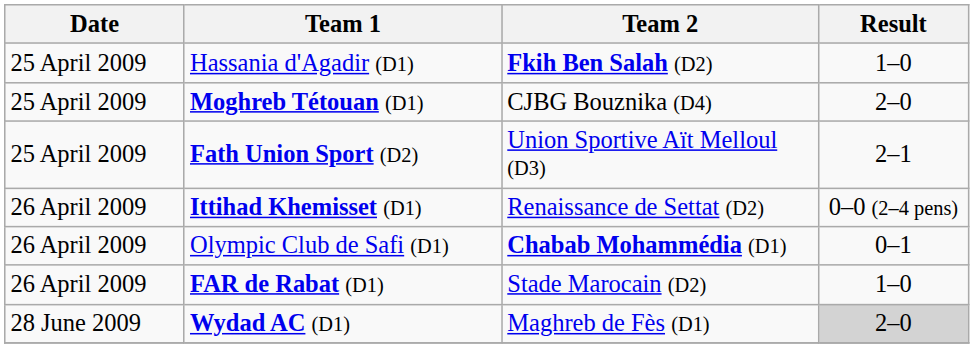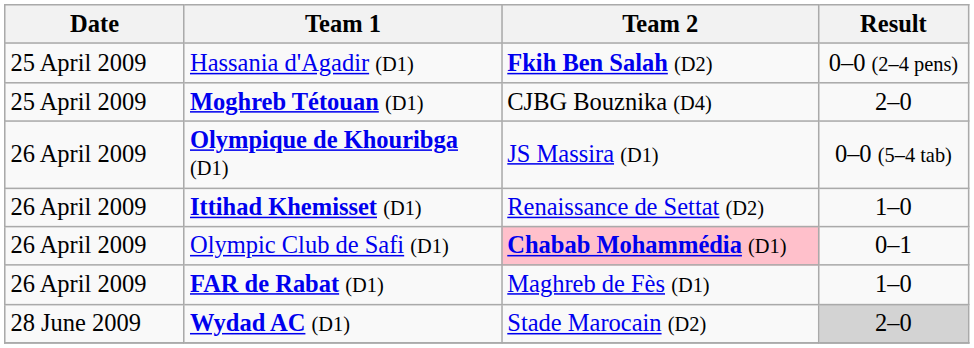(893, 62) 1–0 -> (893, 62) 0–0 (2–4 pens)
- row: (304, 154)
+ row: (324, 154)
(893, 206) 0–0 (2–4 pens) -> (893, 206) 1–0
(647, 245) no background -> (647, 245) pink background
(607, 284) Stade Marocain (D2) -> (608, 284) Maghreb de Fès (D1)
(608, 323) Maghreb de Fès (D1) -> (607, 323) Stade Marocain (D2)
